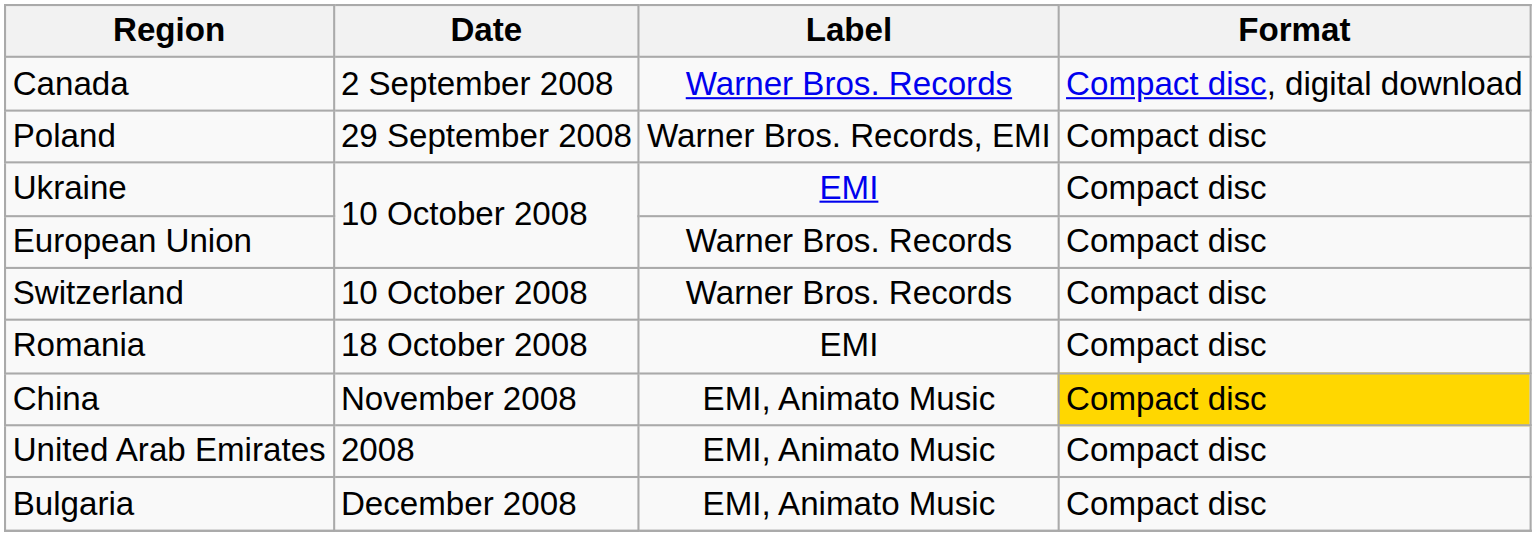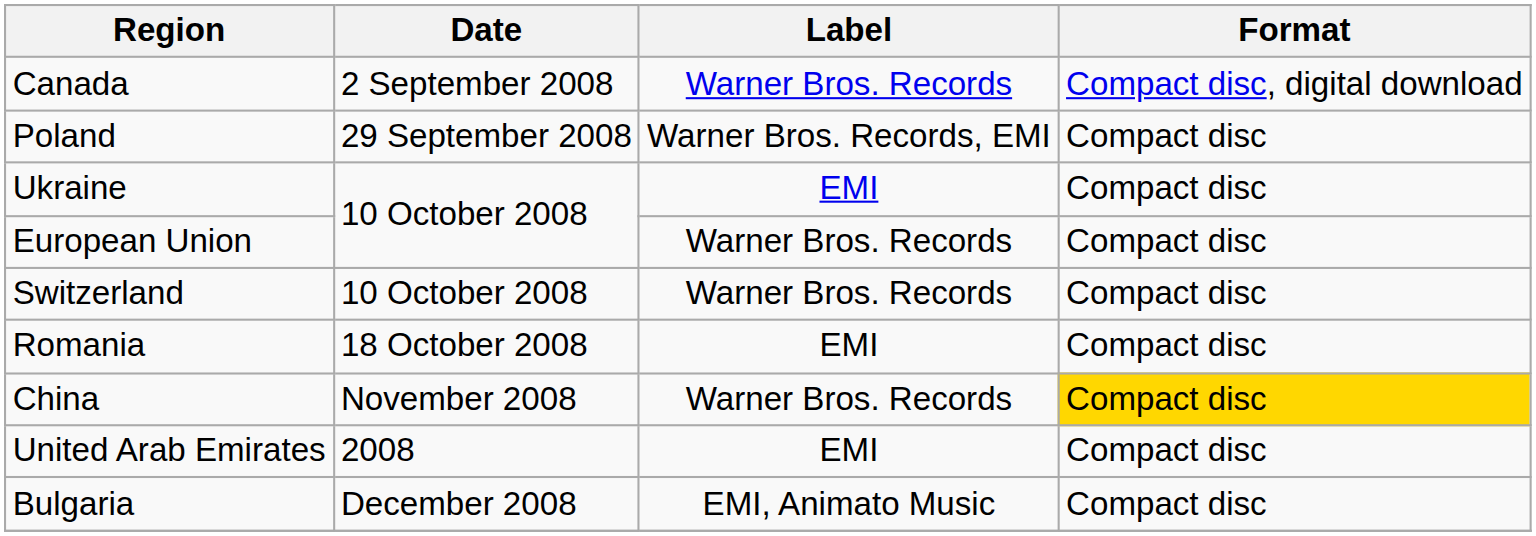(849, 398) EMI, Animato Music -> (849, 398) Warner Bros. Records
(849, 450) EMI, Animato Music -> (849, 450) EMI
